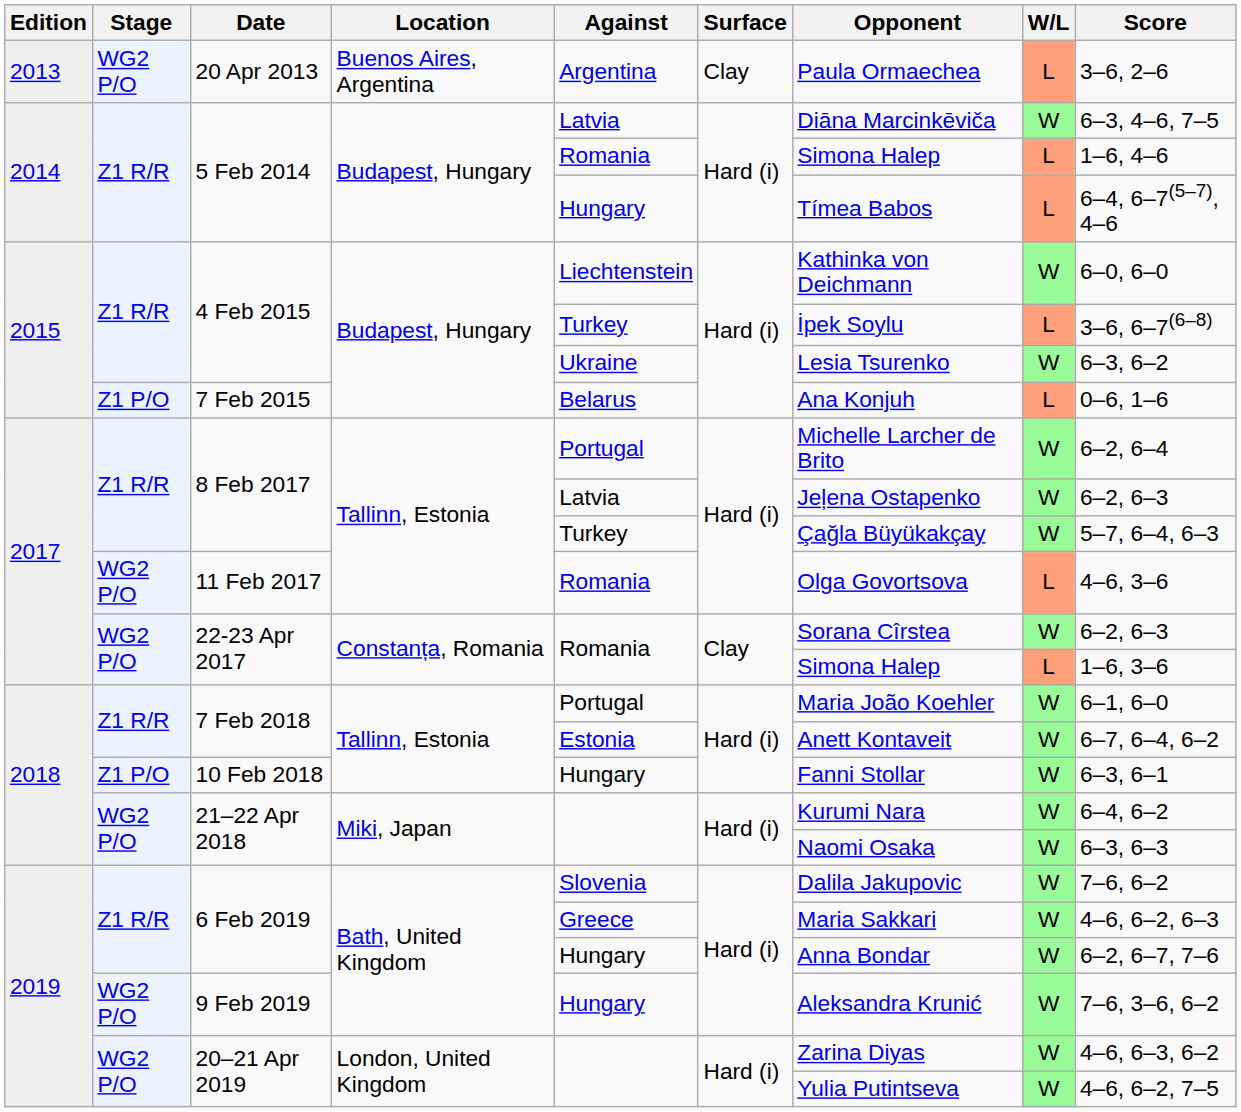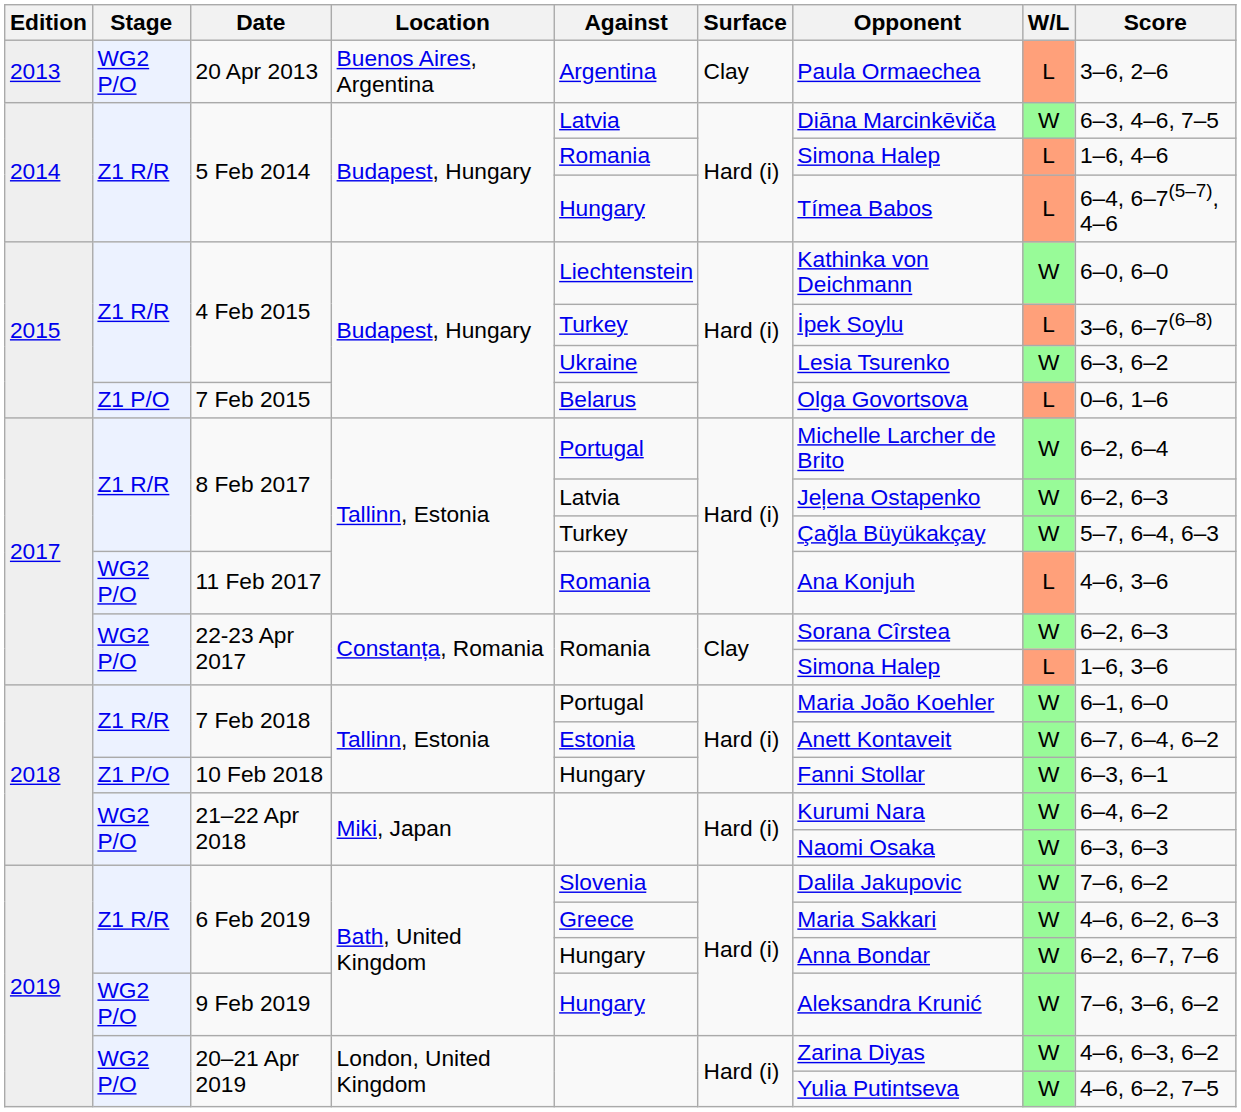(856, 399) Ana Konjuh -> (883, 399) Olga Govortsova
(883, 582) Olga Govortsova -> (856, 582) Ana Konjuh
